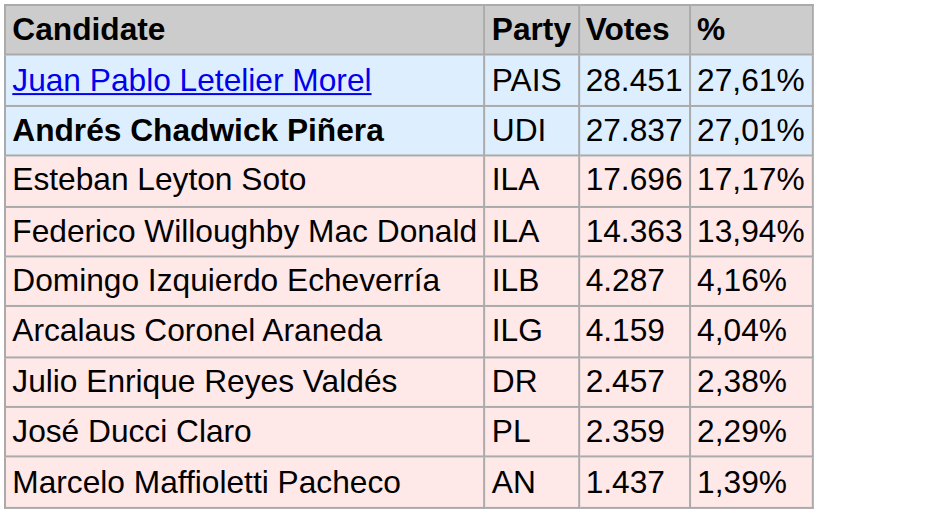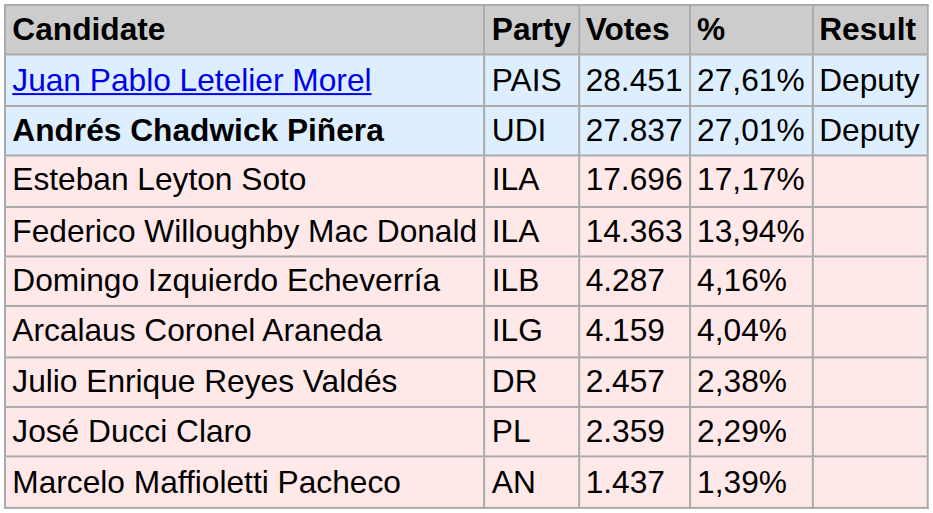+ column: (868, 29)
